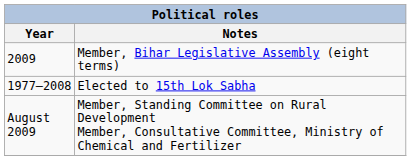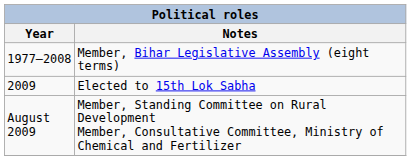(22, 59) 2009 -> (39, 59) 1977–2008
(39, 86) 1977–2008 -> (22, 86) 2009
